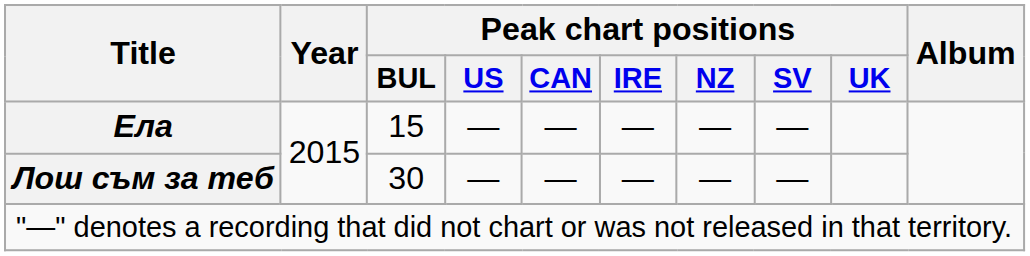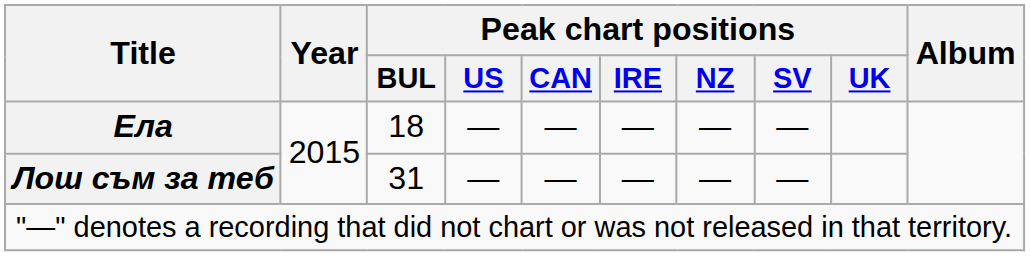(406, 126) 15 -> (406, 126) 18
(406, 177) 30 -> (406, 177) 31
